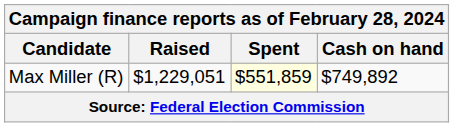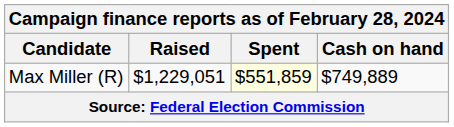(360, 77) $749,892 -> (360, 77) $749,889
